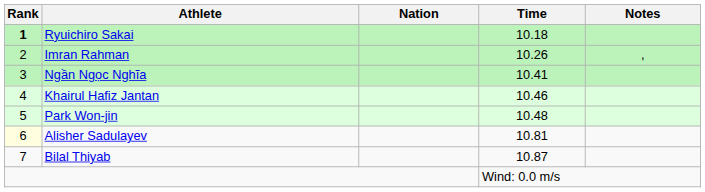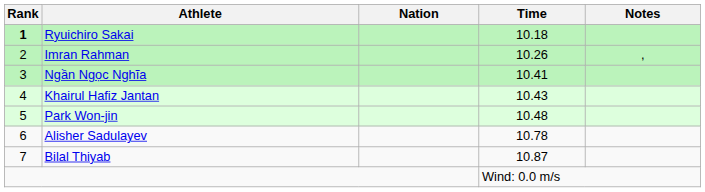(532, 95) 10.46 -> (532, 95) 10.43
(23, 136) lightyellow background -> (23, 136) no background
(532, 136) 10.81 -> (532, 136) 10.78
